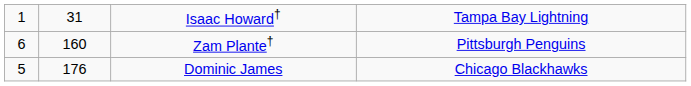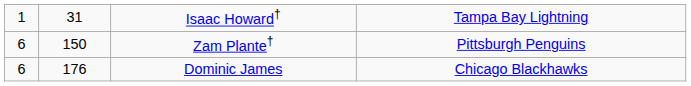(75, 44) 160 -> (75, 44) 150
(22, 69) 5 -> (22, 69) 6
